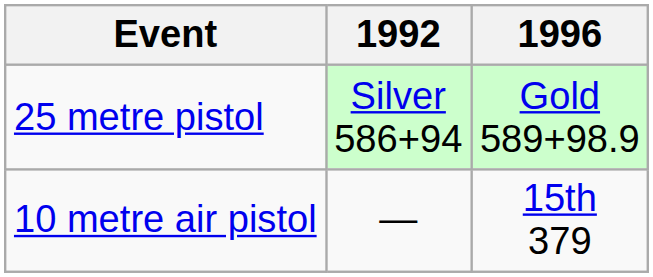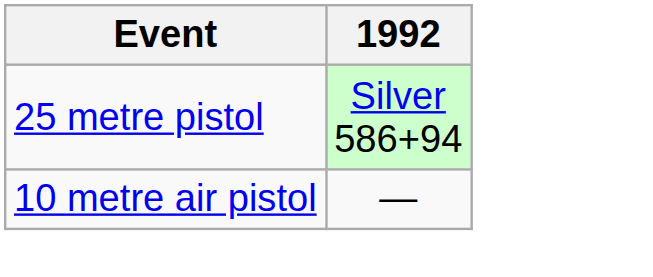- column: (560, 34)
